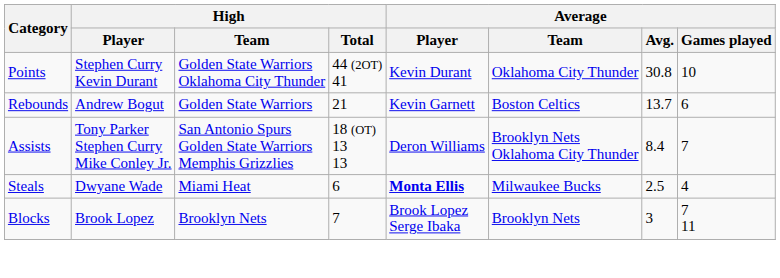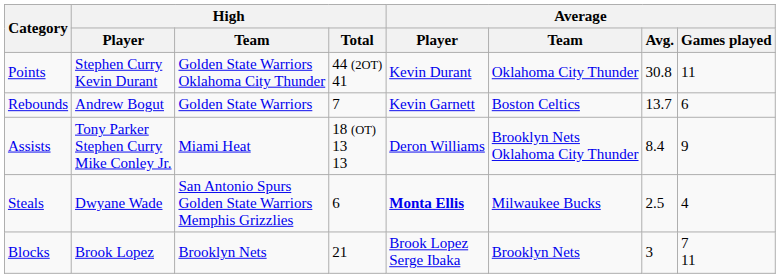(688, 72) 10 -> (688, 72) 11
(340, 104) 21 -> (336, 104) 7
(245, 145) San Antonio Spurs Golden State Warriors Memphis Grizzlies -> (215, 145) Miami Heat
(685, 145) 7 -> (685, 145) 9
(215, 186) Miami Heat -> (245, 203) San Antonio Spurs Golden State Warriors Memphis Grizzlies
(336, 218) 7 -> (340, 252) 21
